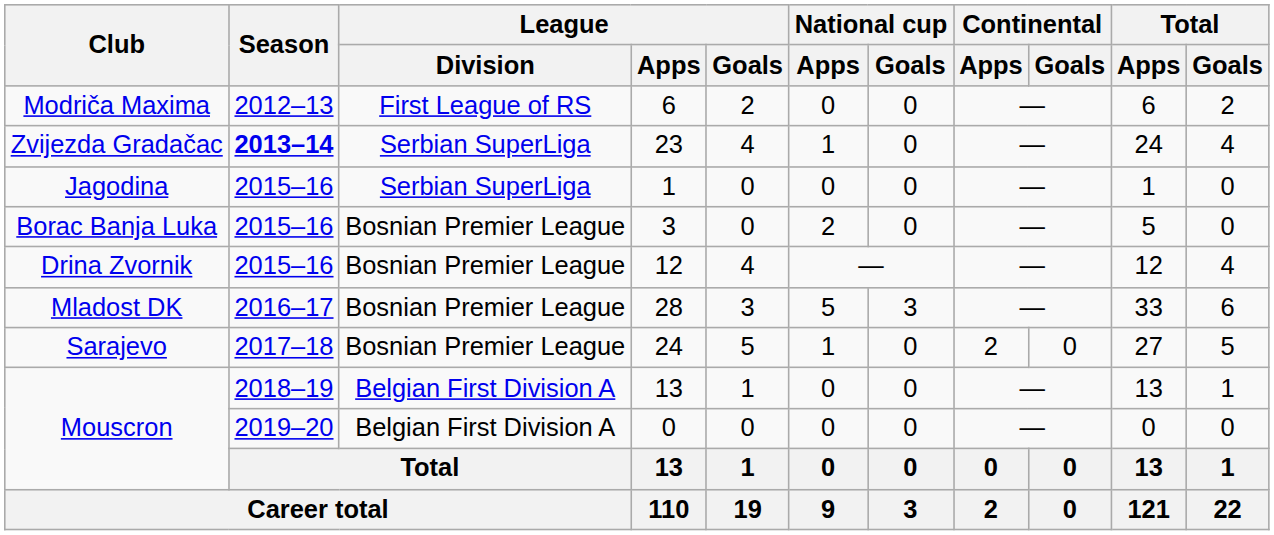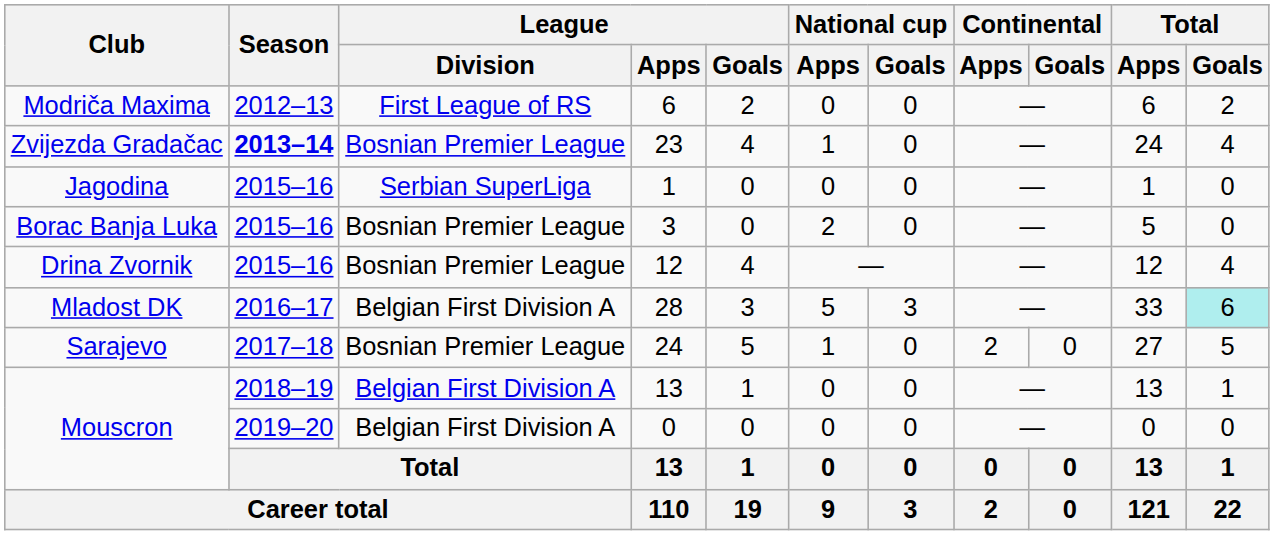(485, 145) Serbian SuperLiga -> (485, 145) Bosnian Premier League
(485, 307) Bosnian Premier League -> (485, 307) Belgian First Division A
(1228, 307) no background -> (1228, 307) paleturquoise background
